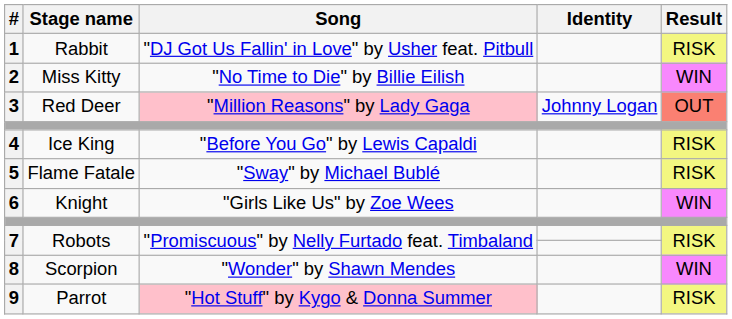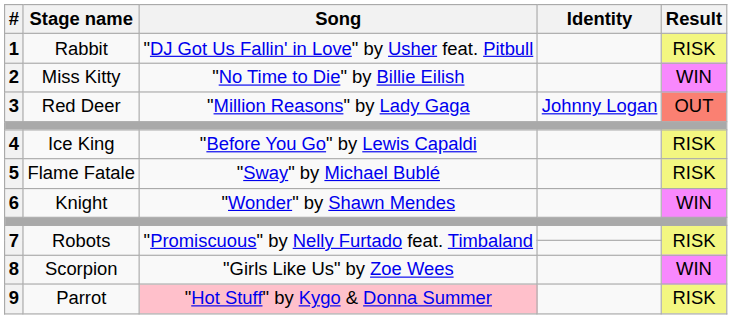(338, 106) pink background -> (338, 106) no background
(338, 202) "Girls Like Us" by Zoe Wees -> (338, 202) "Wonder" by Shawn Mendes
(338, 269) "Wonder" by Shawn Mendes -> (338, 269) "Girls Like Us" by Zoe Wees
